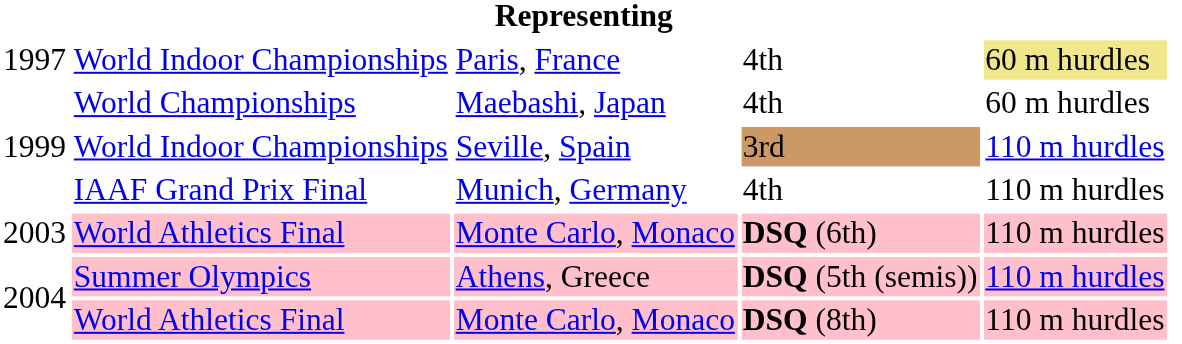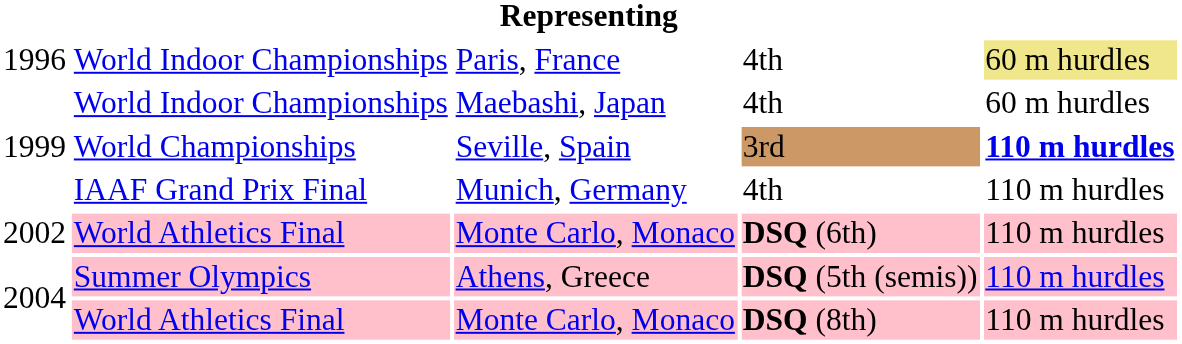(34, 59) 1997 -> (34, 59) 1996
(215, 102) World Championships -> (261, 102) World Indoor Championships
(261, 146) World Indoor Championships -> (215, 146) World Championships
(1075, 146) normal -> (1080, 146) bold
(34, 232) 2003 -> (34, 232) 2002
